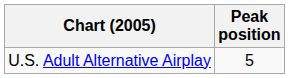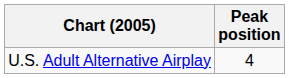(249, 60) 5 -> (249, 60) 4
